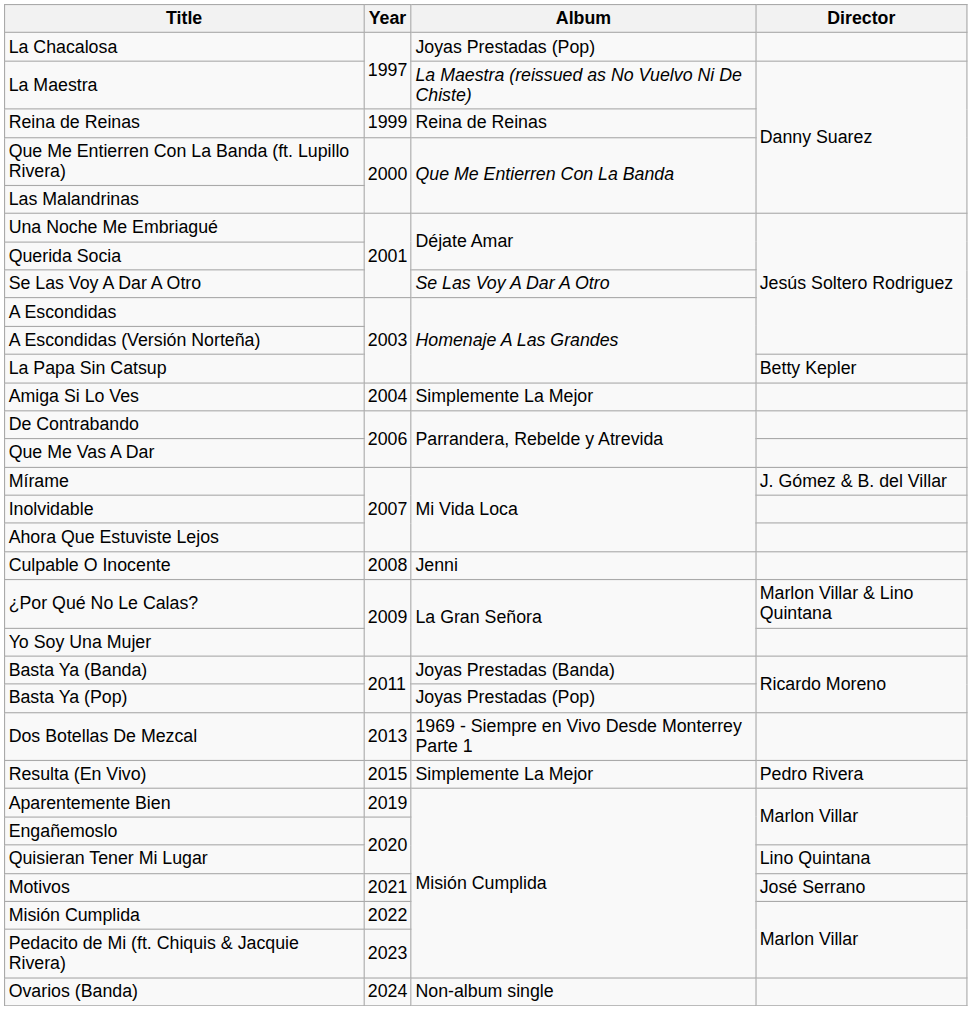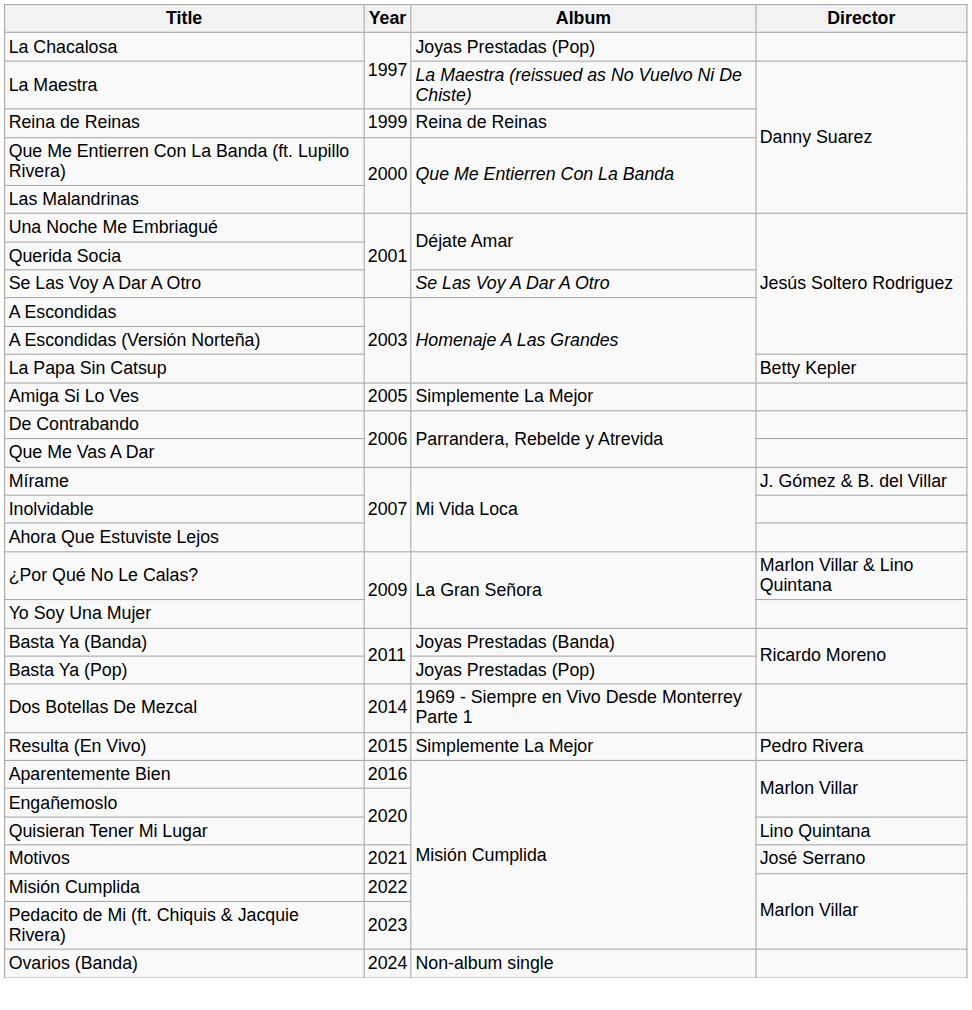(388, 396) 2004 -> (388, 396) 2005
- row: (90, 565)
(388, 736) 2013 -> (388, 708) 2014
(388, 802) 2019 -> (388, 774) 2016
